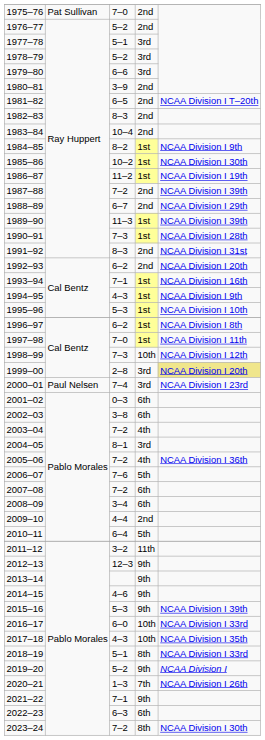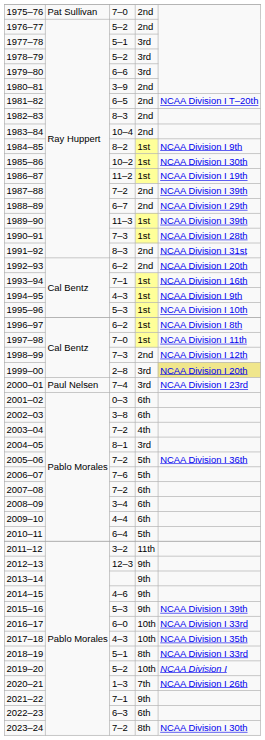(147, 355) 10th -> (145, 355) 2nd
(144, 460) 4th -> (144, 460) 5th
(145, 519) 2nd -> (144, 519) 6th
(144, 668) 9th -> (147, 668) 10th
